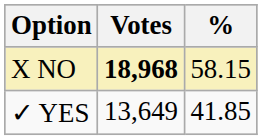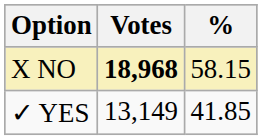(141, 111) 13,649 -> (141, 111) 13,149
